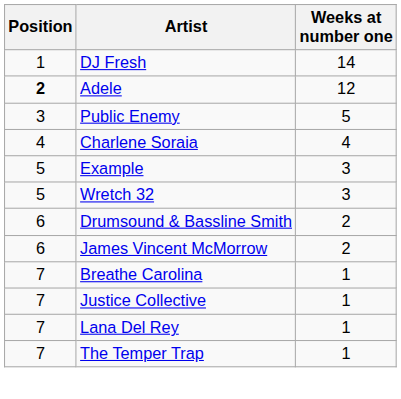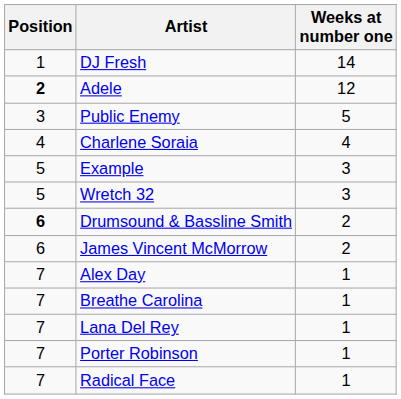(40, 221) normal -> (40, 221) bold
+ row: (113, 274)
- row: (143, 300)
+ row: (139, 353)
+ row: (128, 379)
- row: (142, 353)
